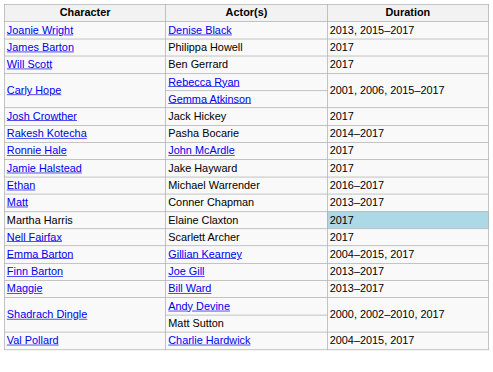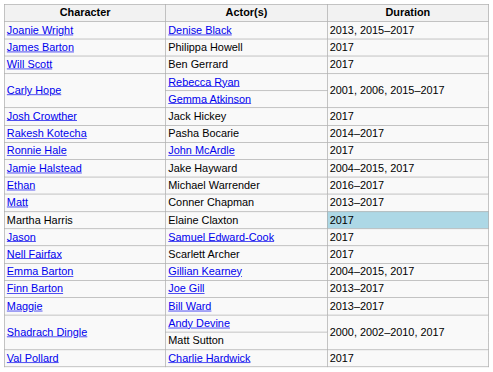(342, 168) 2017 -> (372, 168) 2004–2015, 2017
+ row: (221, 237)
(372, 340) 2004–2015, 2017 -> (342, 358) 2017
